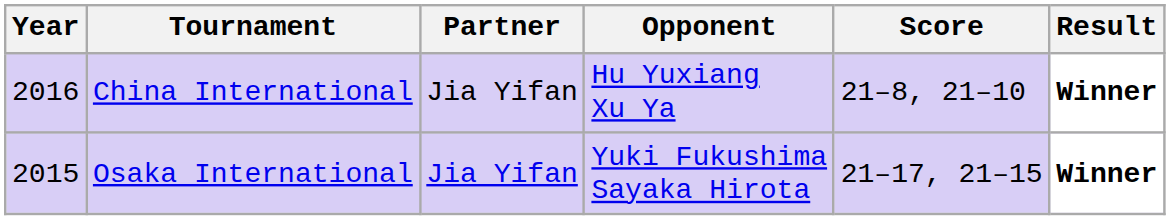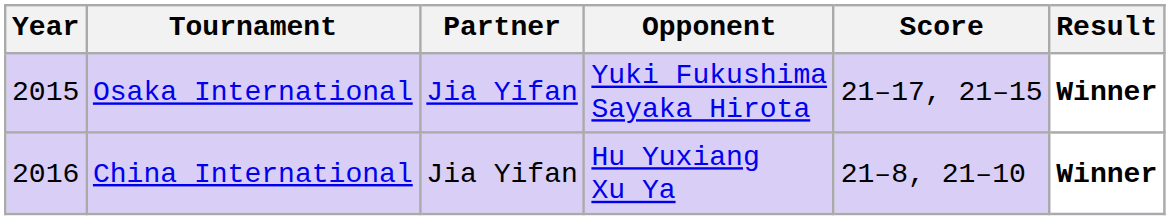rows swapped: (253, 173) <-> (253, 92)
